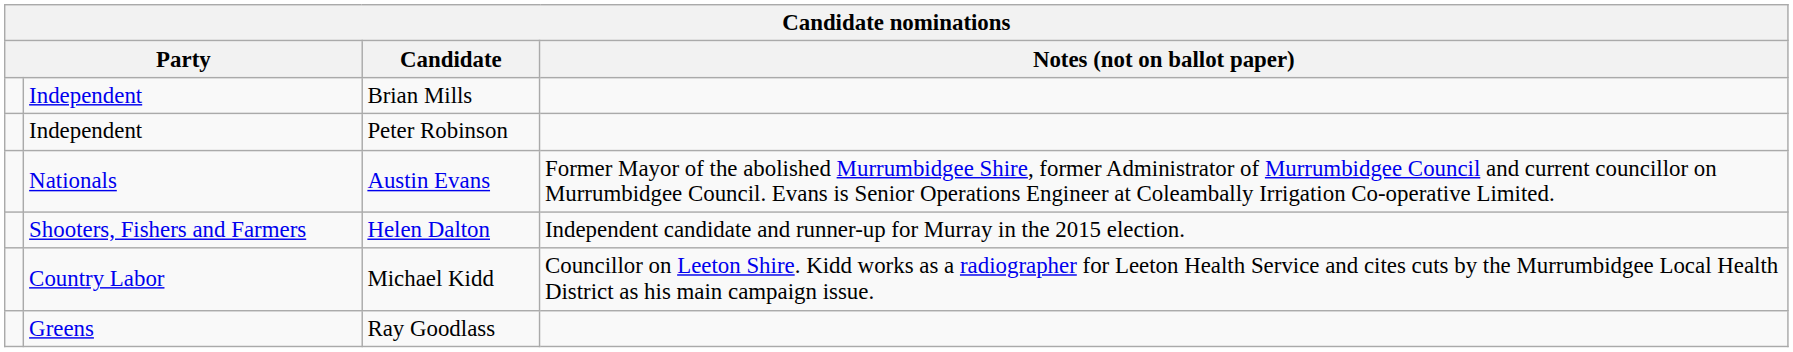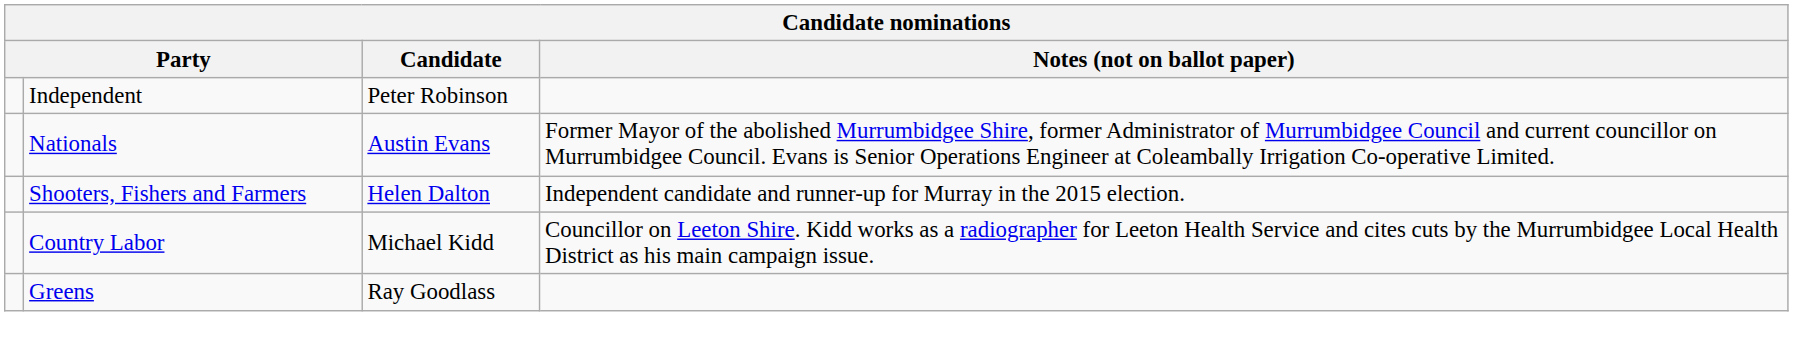- row: (420, 95)
